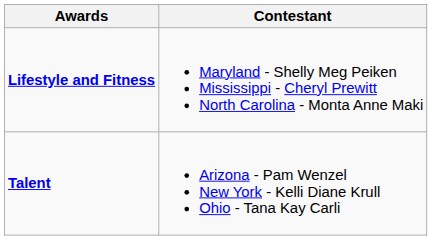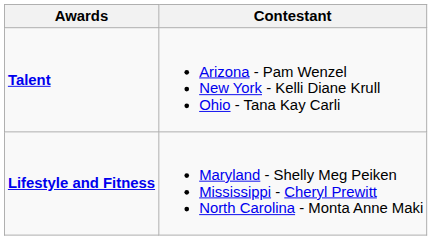rows swapped: (81, 79) <-> (29, 183)
